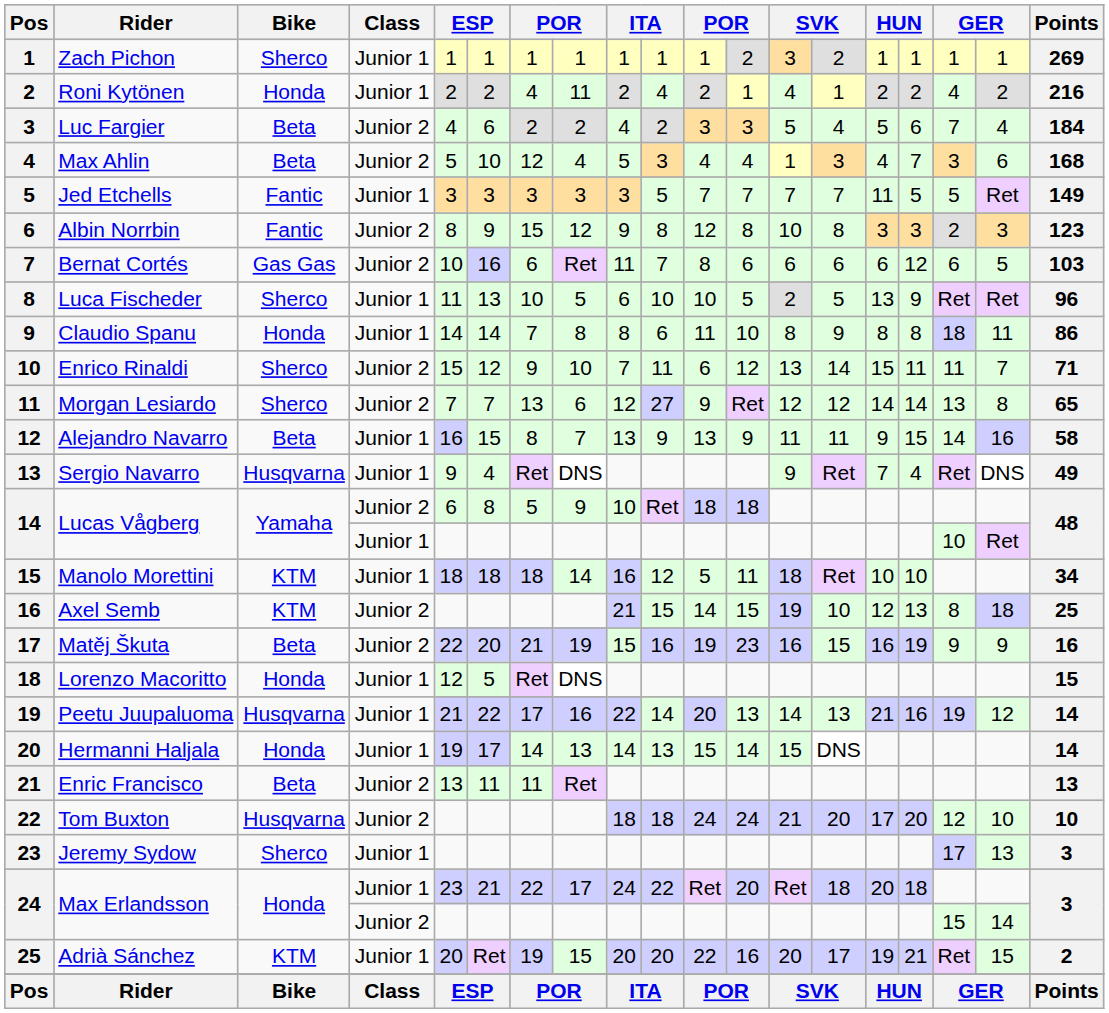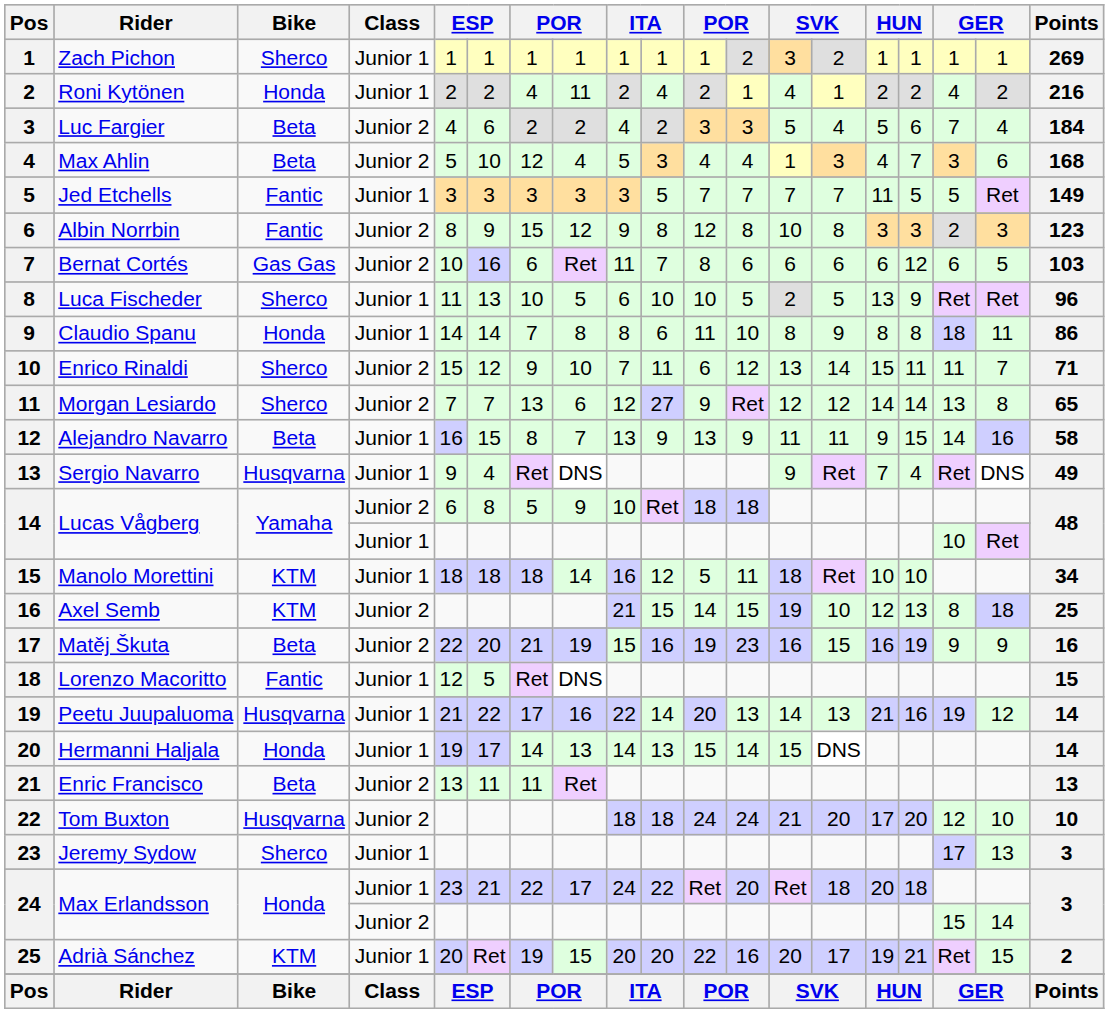(294, 679) Honda -> (294, 679) Fantic
